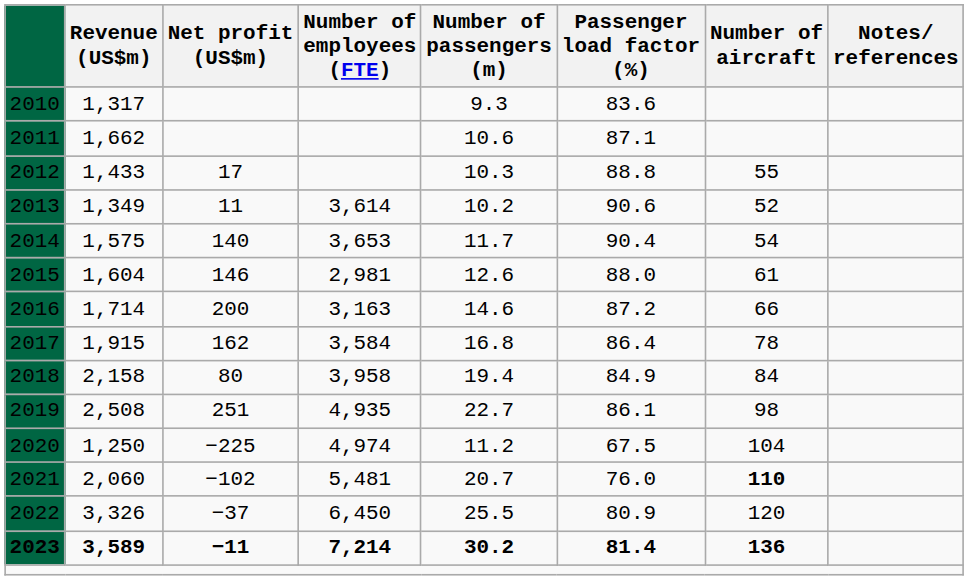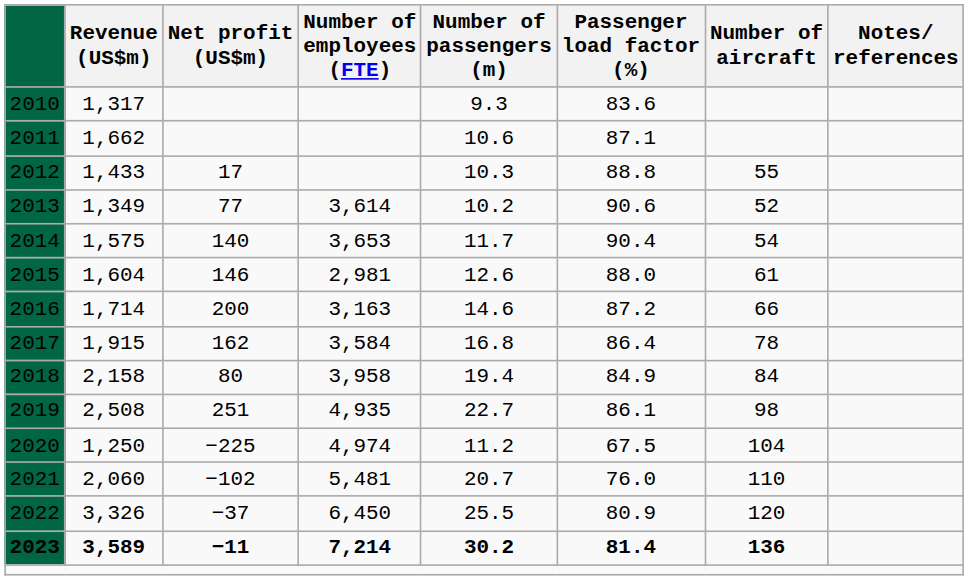(231, 207) 11 -> (231, 207) 77
(767, 480) bold -> (767, 480) normal
